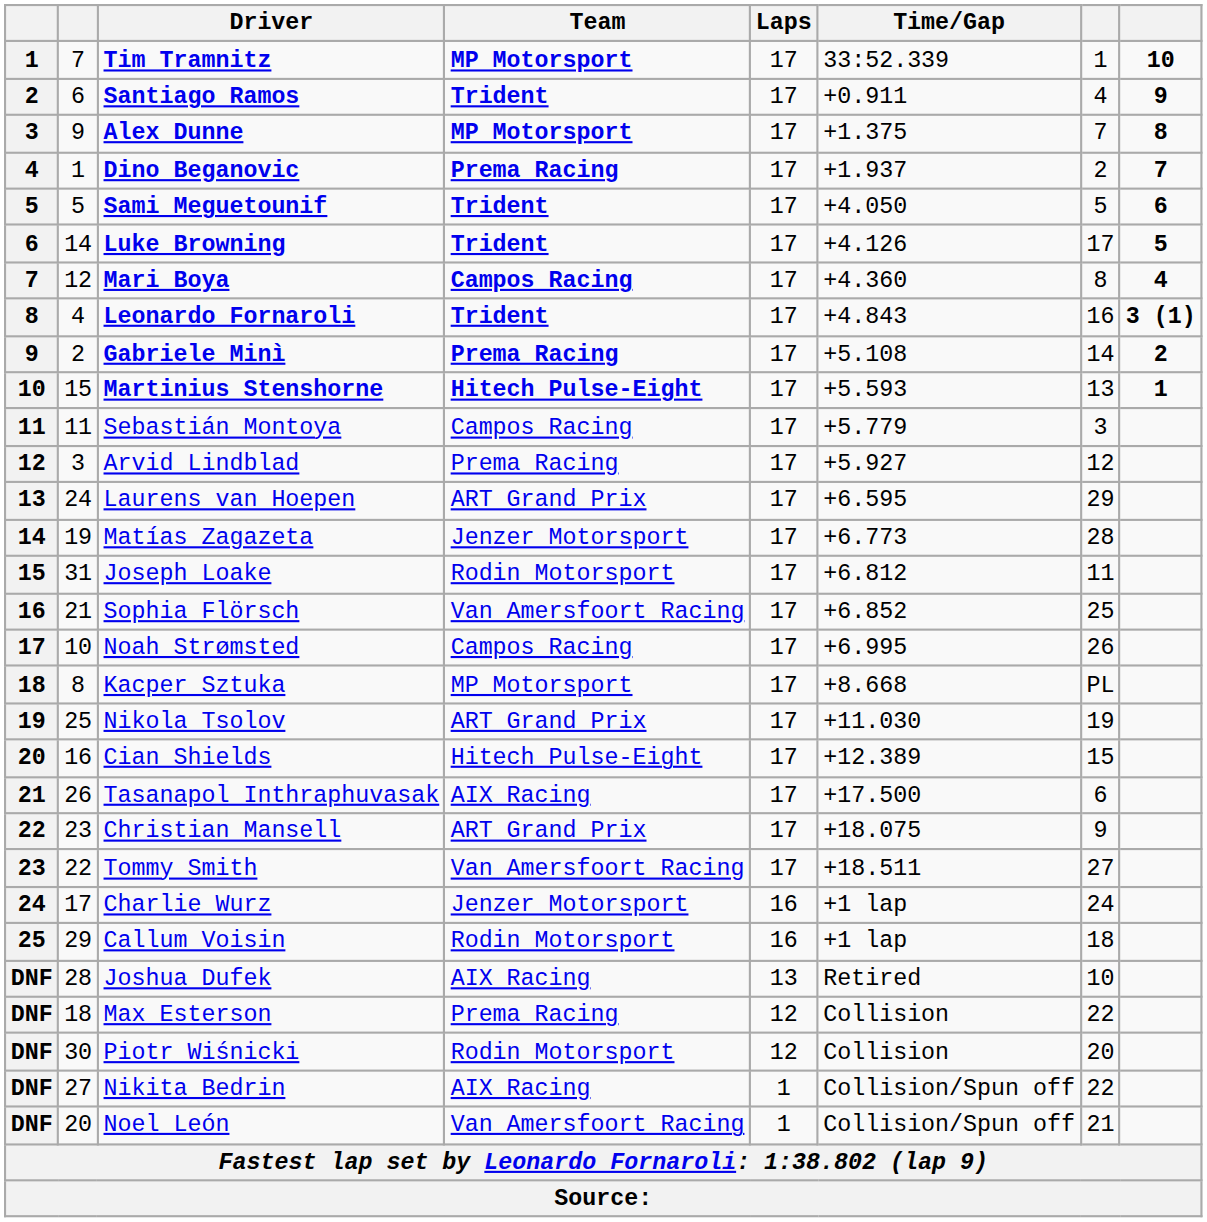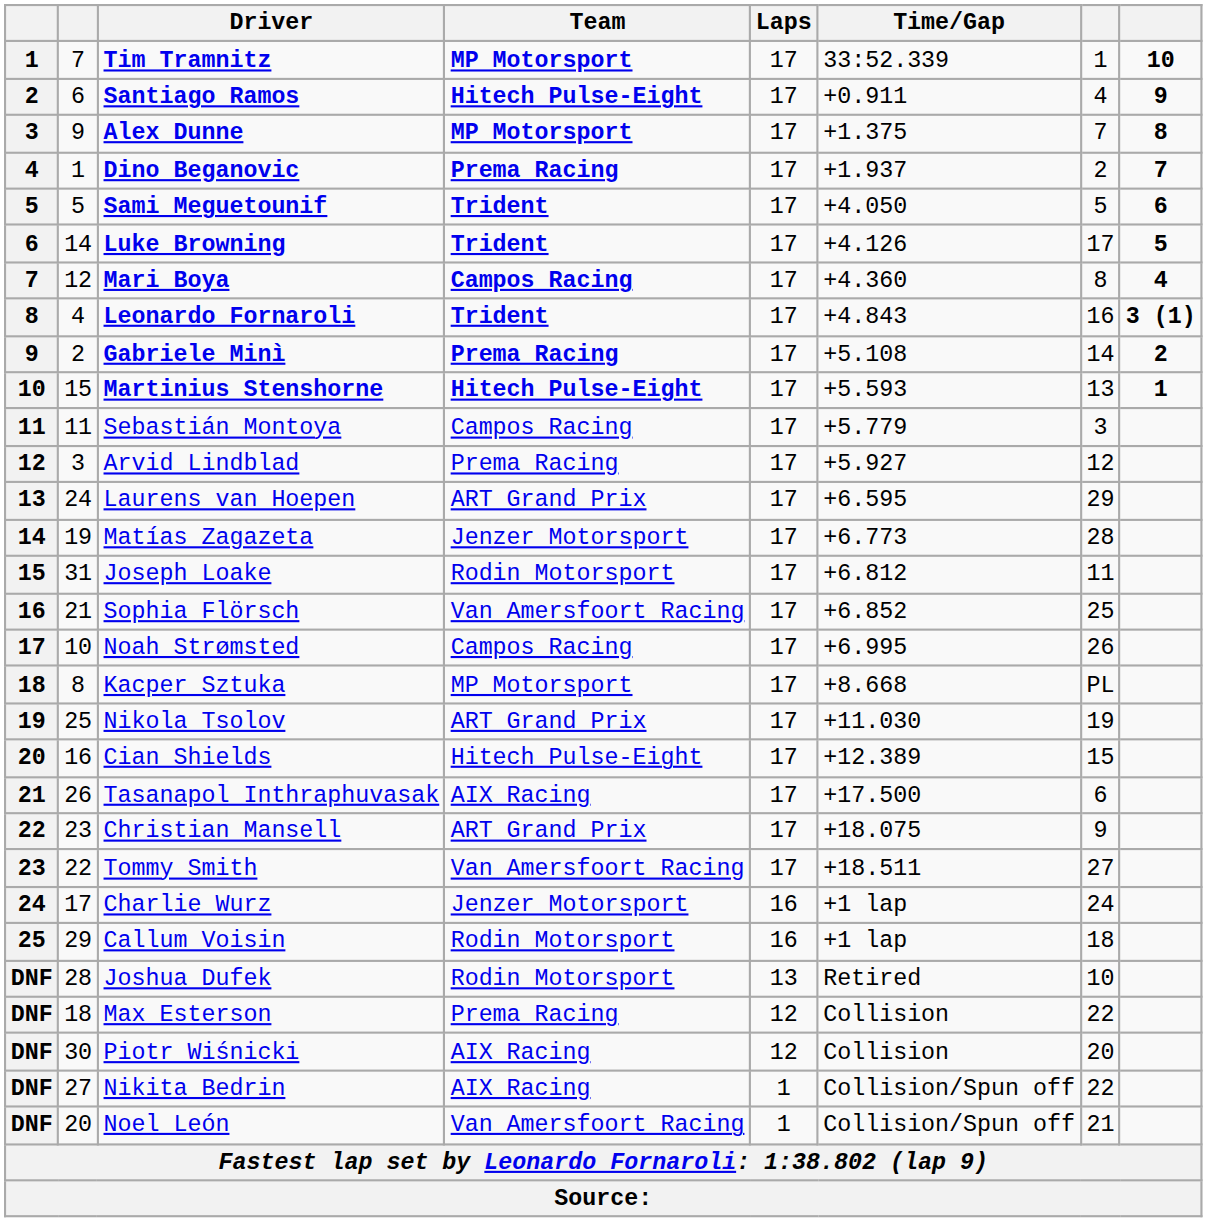(500, 97) Trident -> (577, 97) Hitech Pulse-Eight
(521, 978) AIX Racing -> (563, 978) Rodin Motorsport
(563, 1052) Rodin Motorsport -> (521, 1052) AIX Racing
